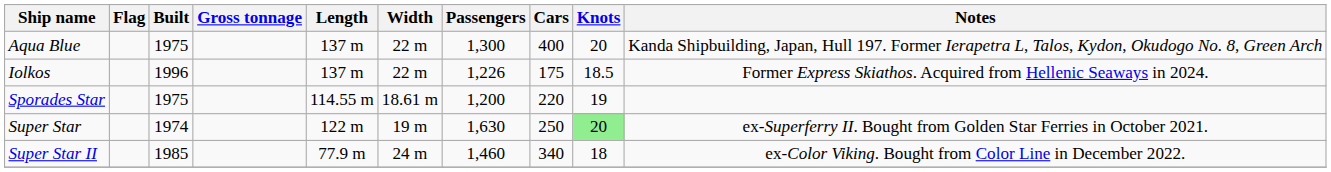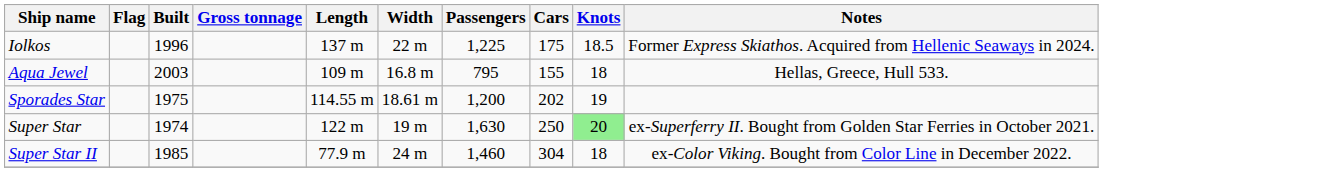- row: (44, 45)
(486, 72) 1,226 -> (486, 45) 1,225
+ row: (48, 72)
(551, 99) 220 -> (551, 99) 202
(551, 153) 340 -> (551, 153) 304
